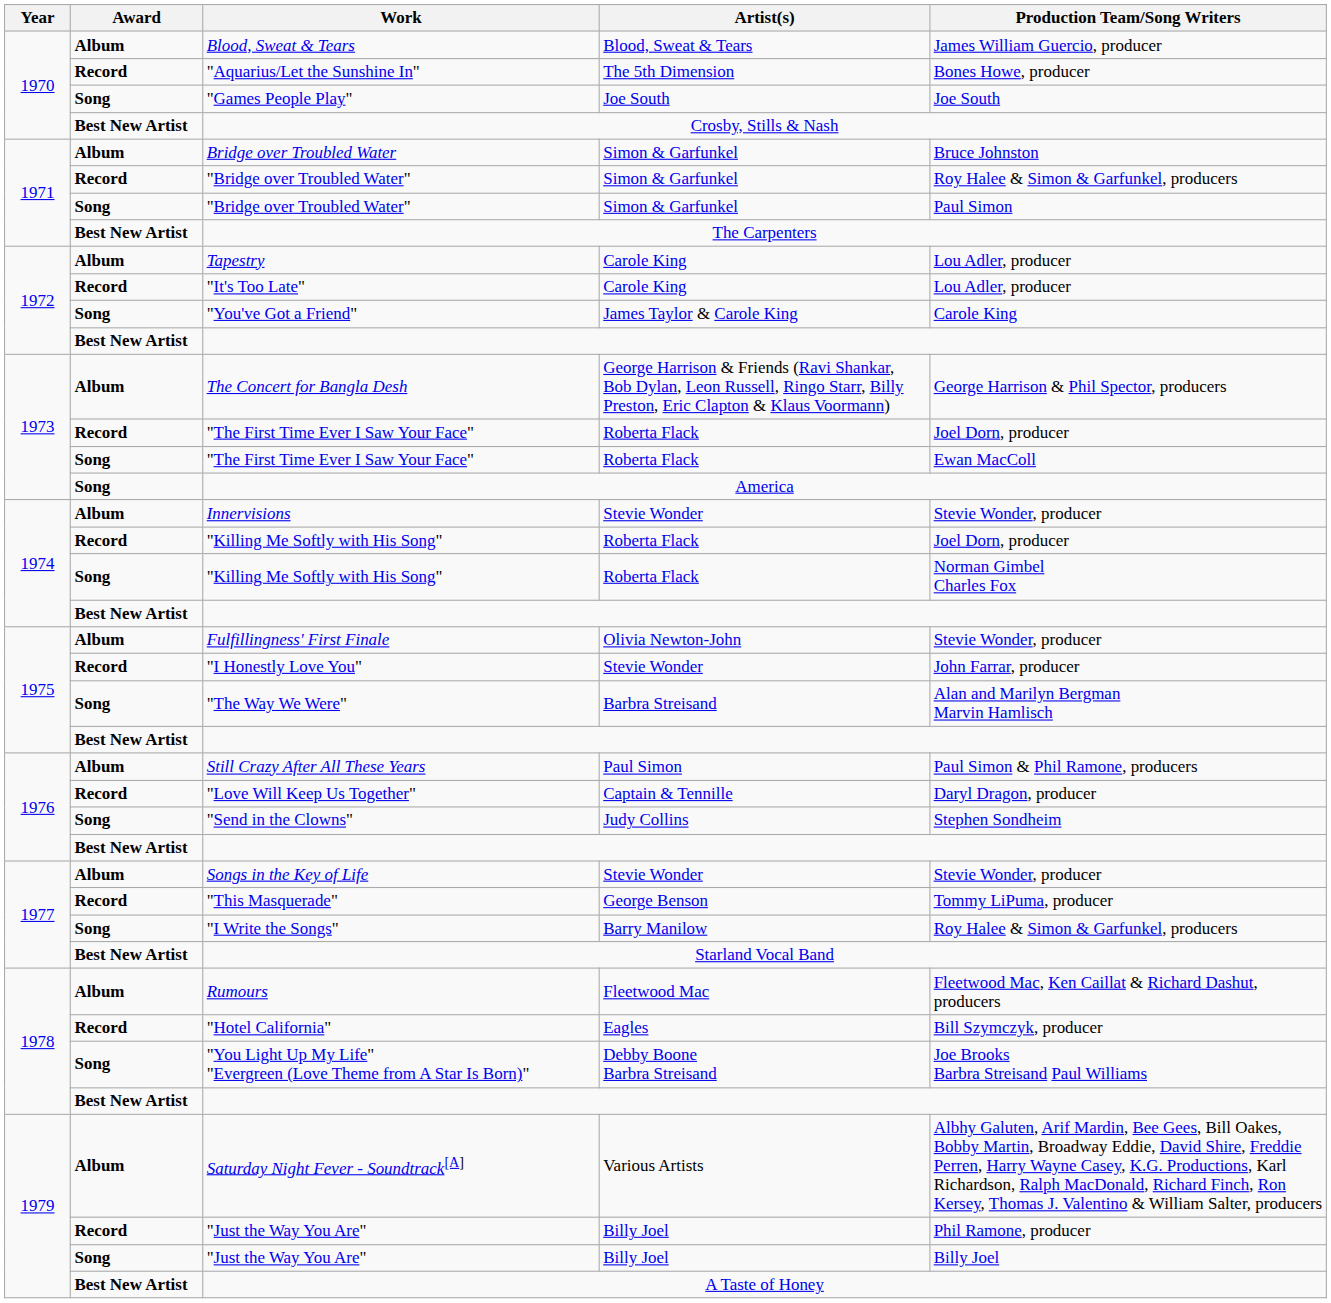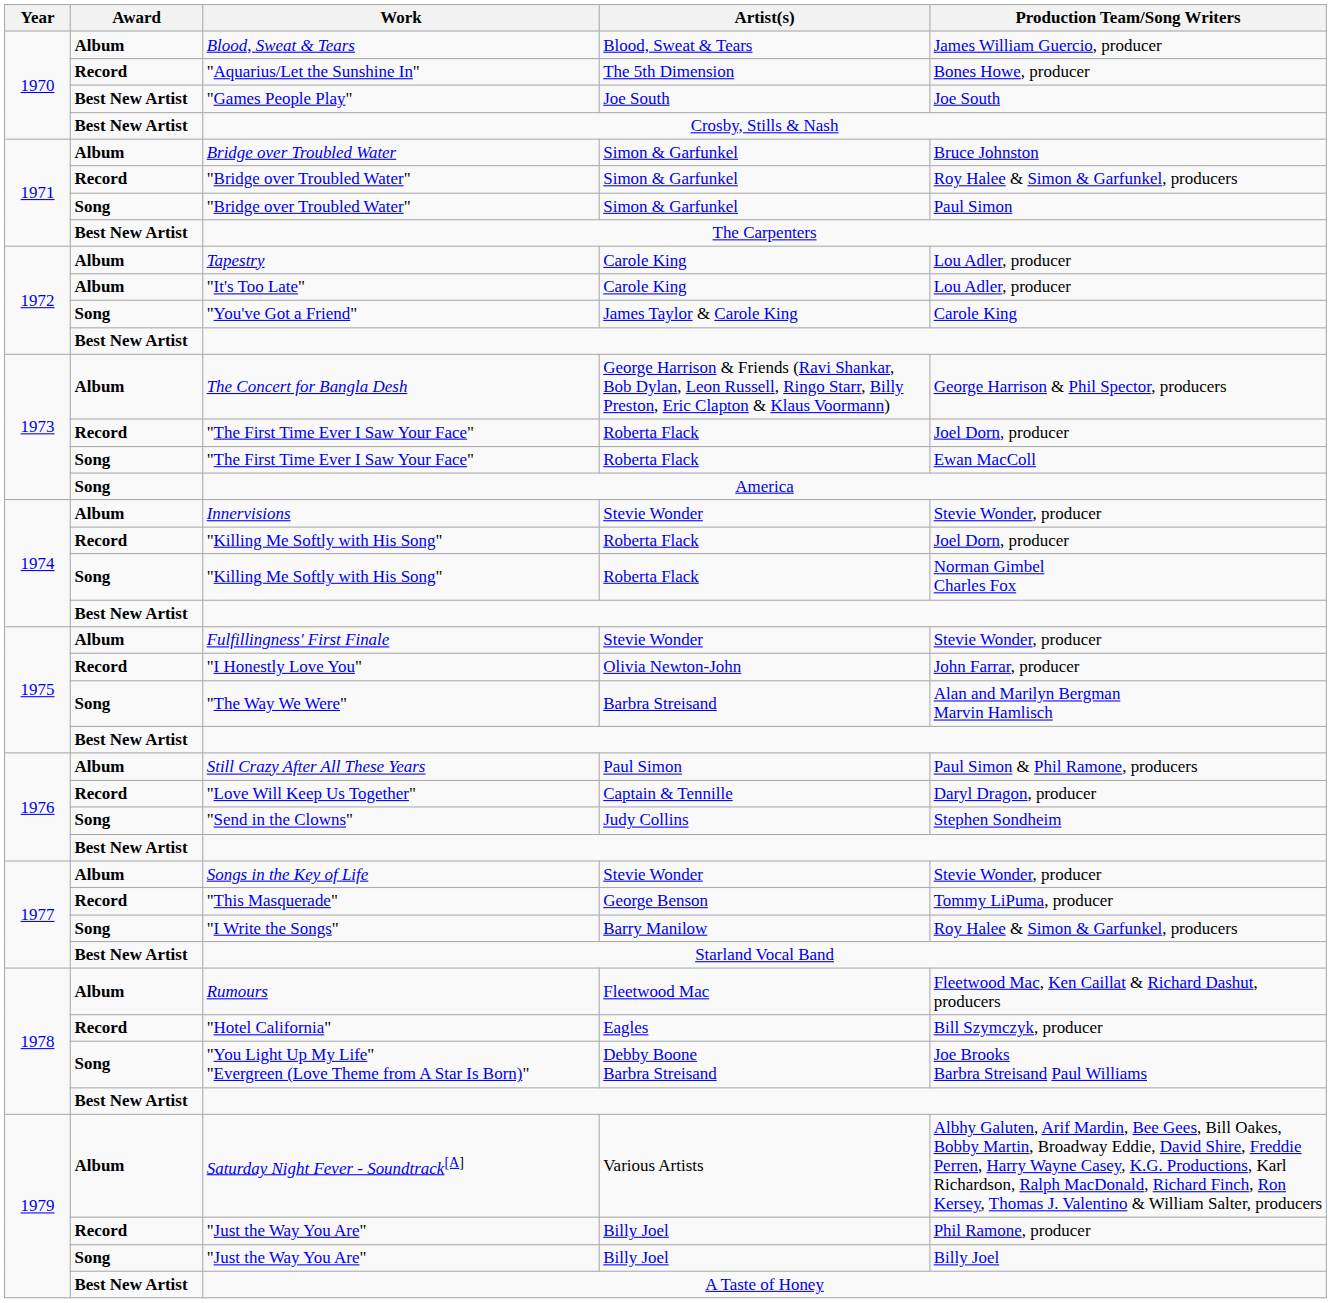(92, 98) Song -> (131, 98) Best New Artist
(101, 286) Record -> (99, 286) Album
(672, 640) Olivia Newton-John -> (653, 640) Stevie Wonder
(653, 666) Stevie Wonder -> (672, 666) Olivia Newton-John
